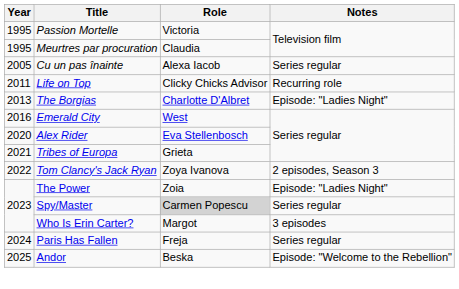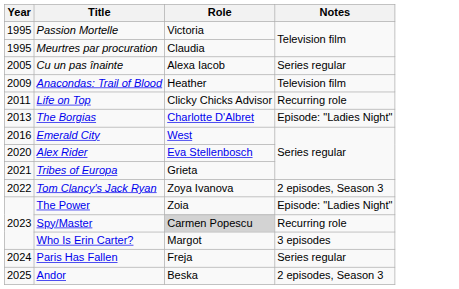+ row: (99, 83)
(307, 205) Series regular -> (312, 223) Recurring role
(362, 258) Episode: "Welcome to the Rebellion" -> (330, 275) 2 episodes, Season 3
